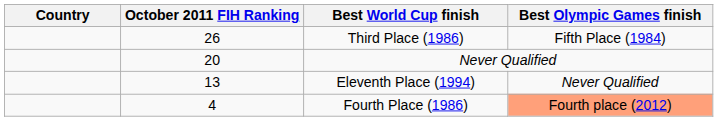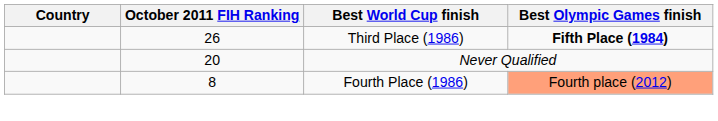(610, 37) normal -> (610, 37) bold
- row: (406, 82)
(212, 104) 4 -> (212, 82) 8
